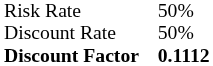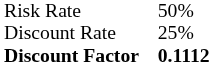(176, 33) 50% -> (176, 33) 25%
